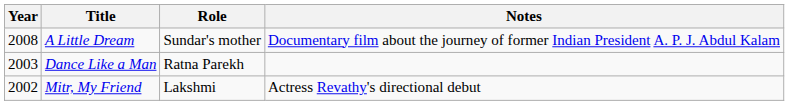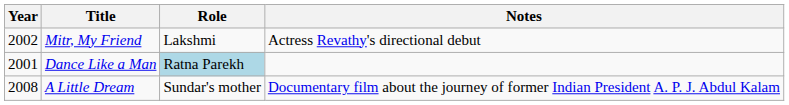rows swapped: (93, 87) <-> (90, 40)
(23, 64) 2003 -> (23, 64) 2001
(204, 64) no background -> (204, 64) lightblue background
